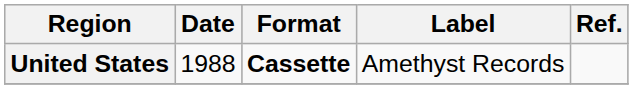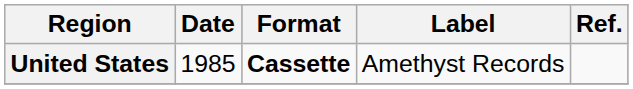(208, 63) 1988 -> (208, 63) 1985
